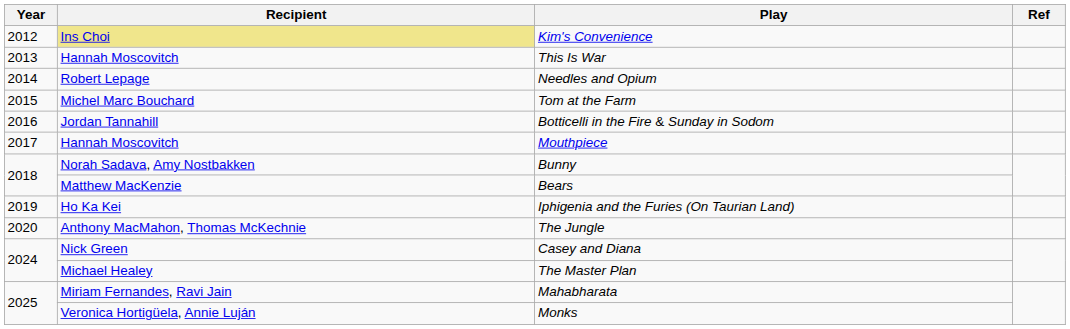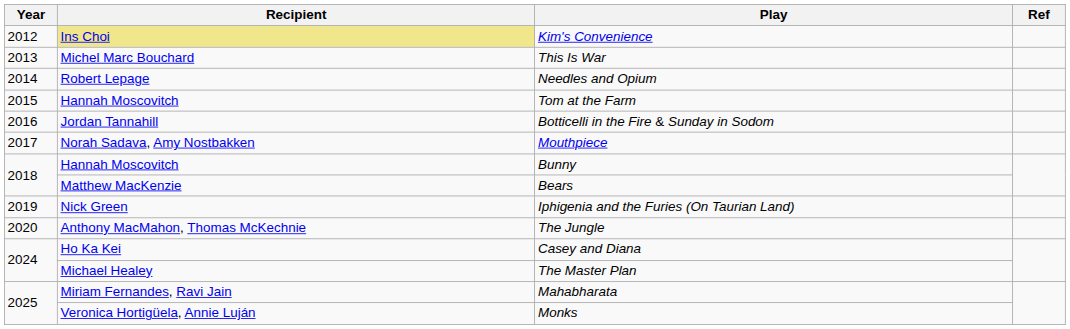(120, 57) Hannah Moscovitch -> (127, 57) Michel Marc Bouchard
(127, 100) Michel Marc Bouchard -> (120, 100) Hannah Moscovitch
(120, 143) Hannah Moscovitch -> (158, 143) Norah Sadava, Amy Nostbakken
(158, 164) Norah Sadava, Amy Nostbakken -> (120, 164) Hannah Moscovitch
(91, 206) Ho Ka Kei -> (94, 206) Nick Green
(94, 249) Nick Green -> (91, 249) Ho Ka Kei
